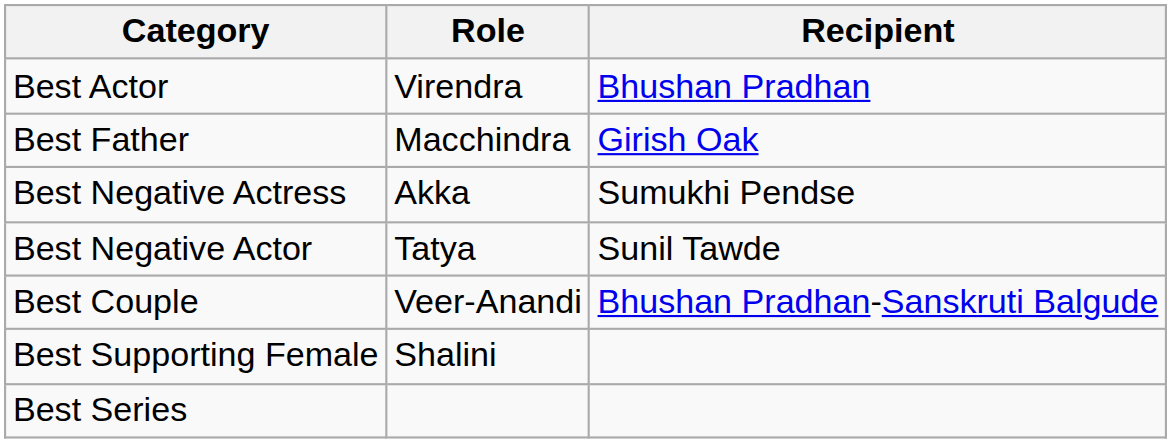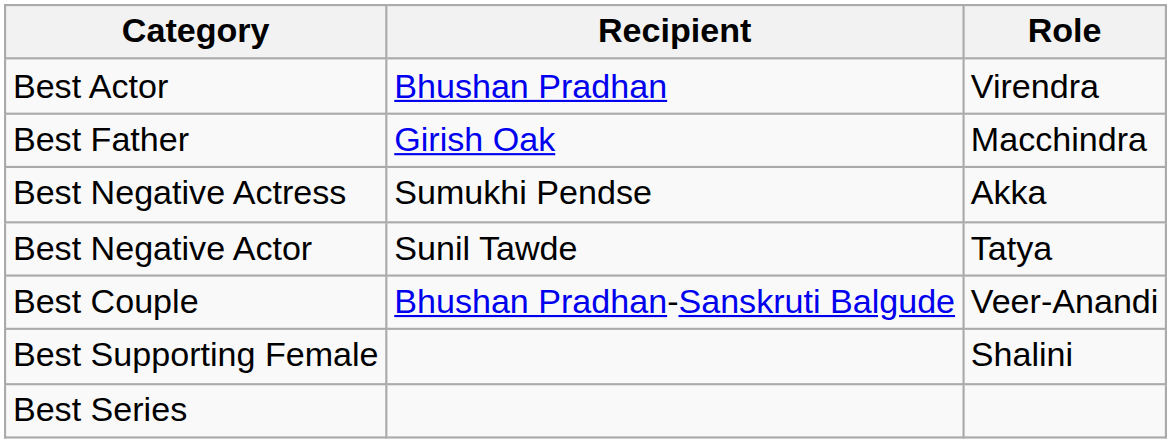columns swapped: (878, 31) <-> (488, 31)
